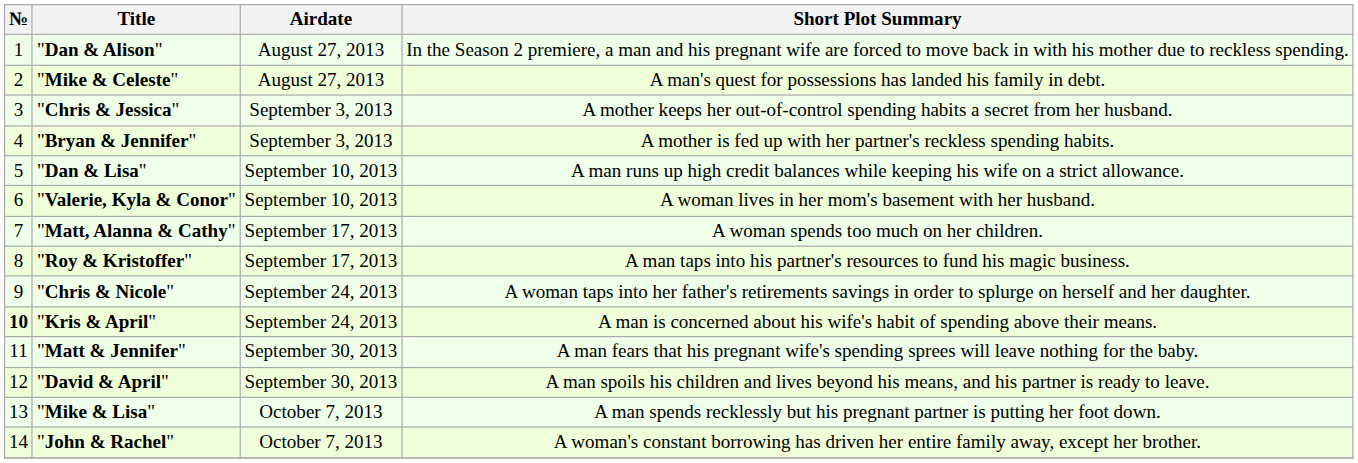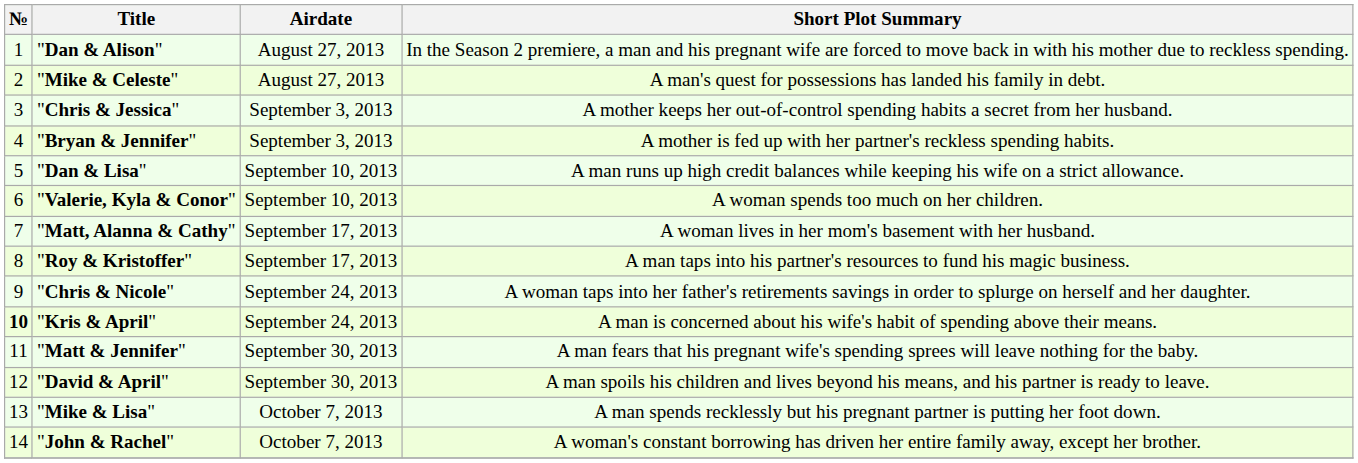(877, 200) A woman lives in her mom's basement with her husband. -> (878, 200) A woman spends too much on her children.
(878, 230) A woman spends too much on her children. -> (877, 230) A woman lives in her mom's basement with her husband.
